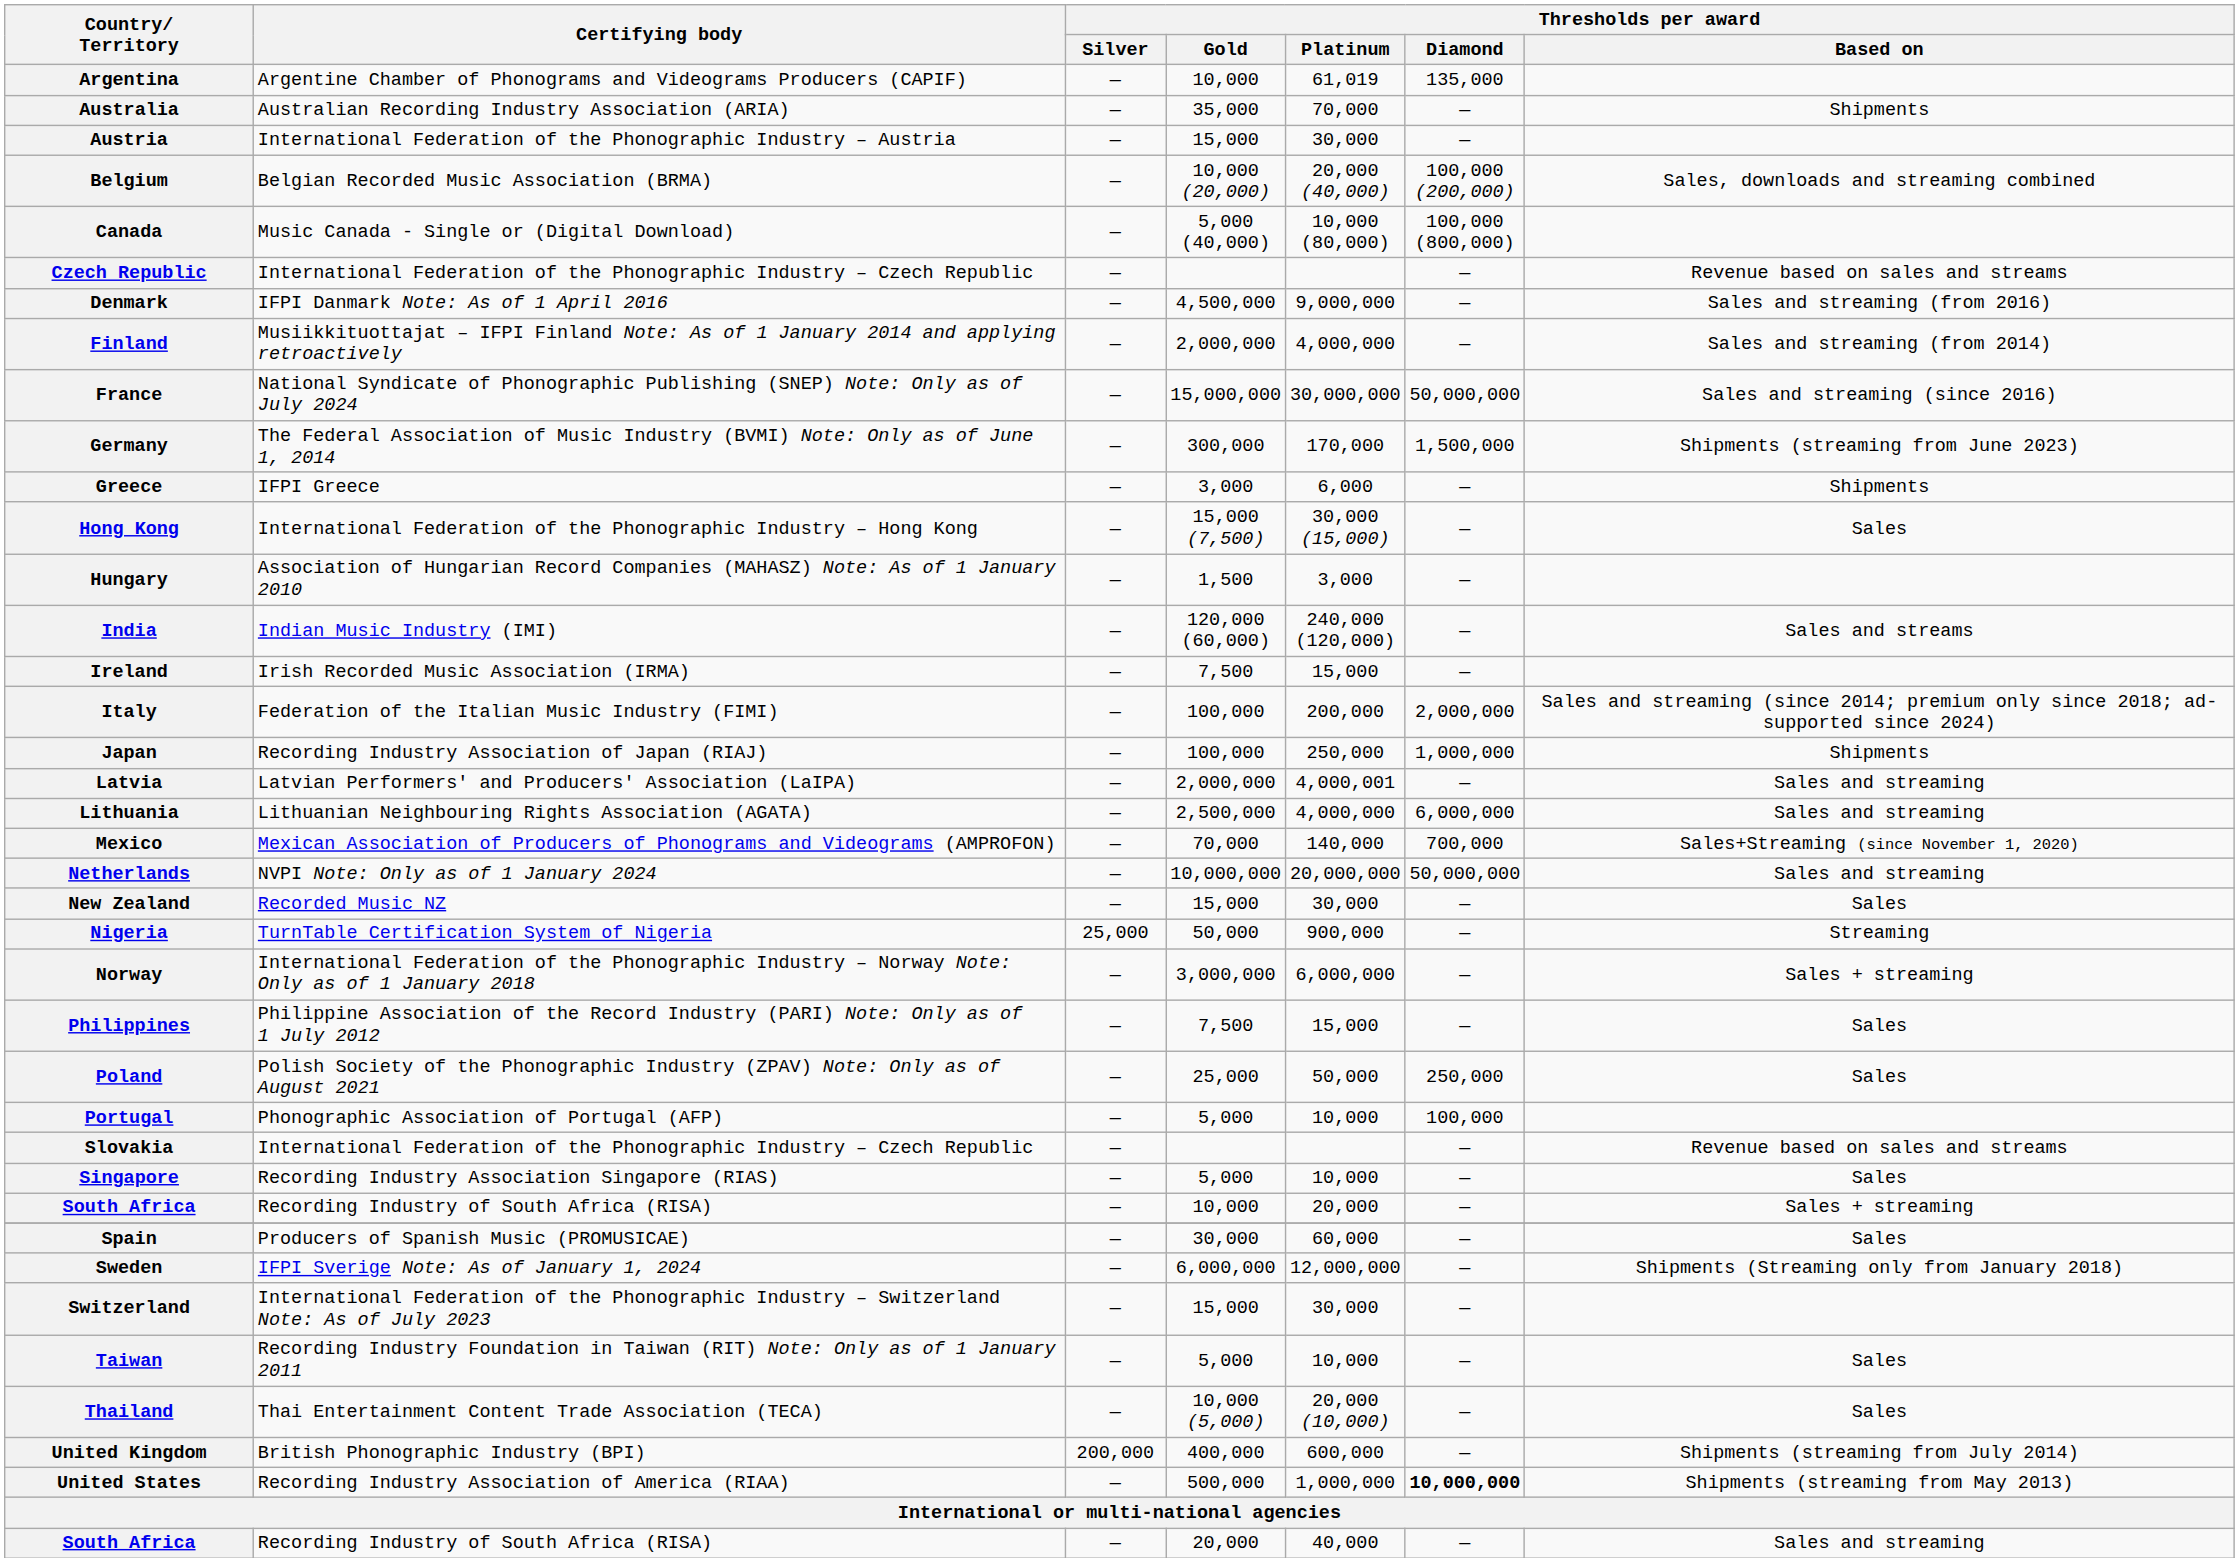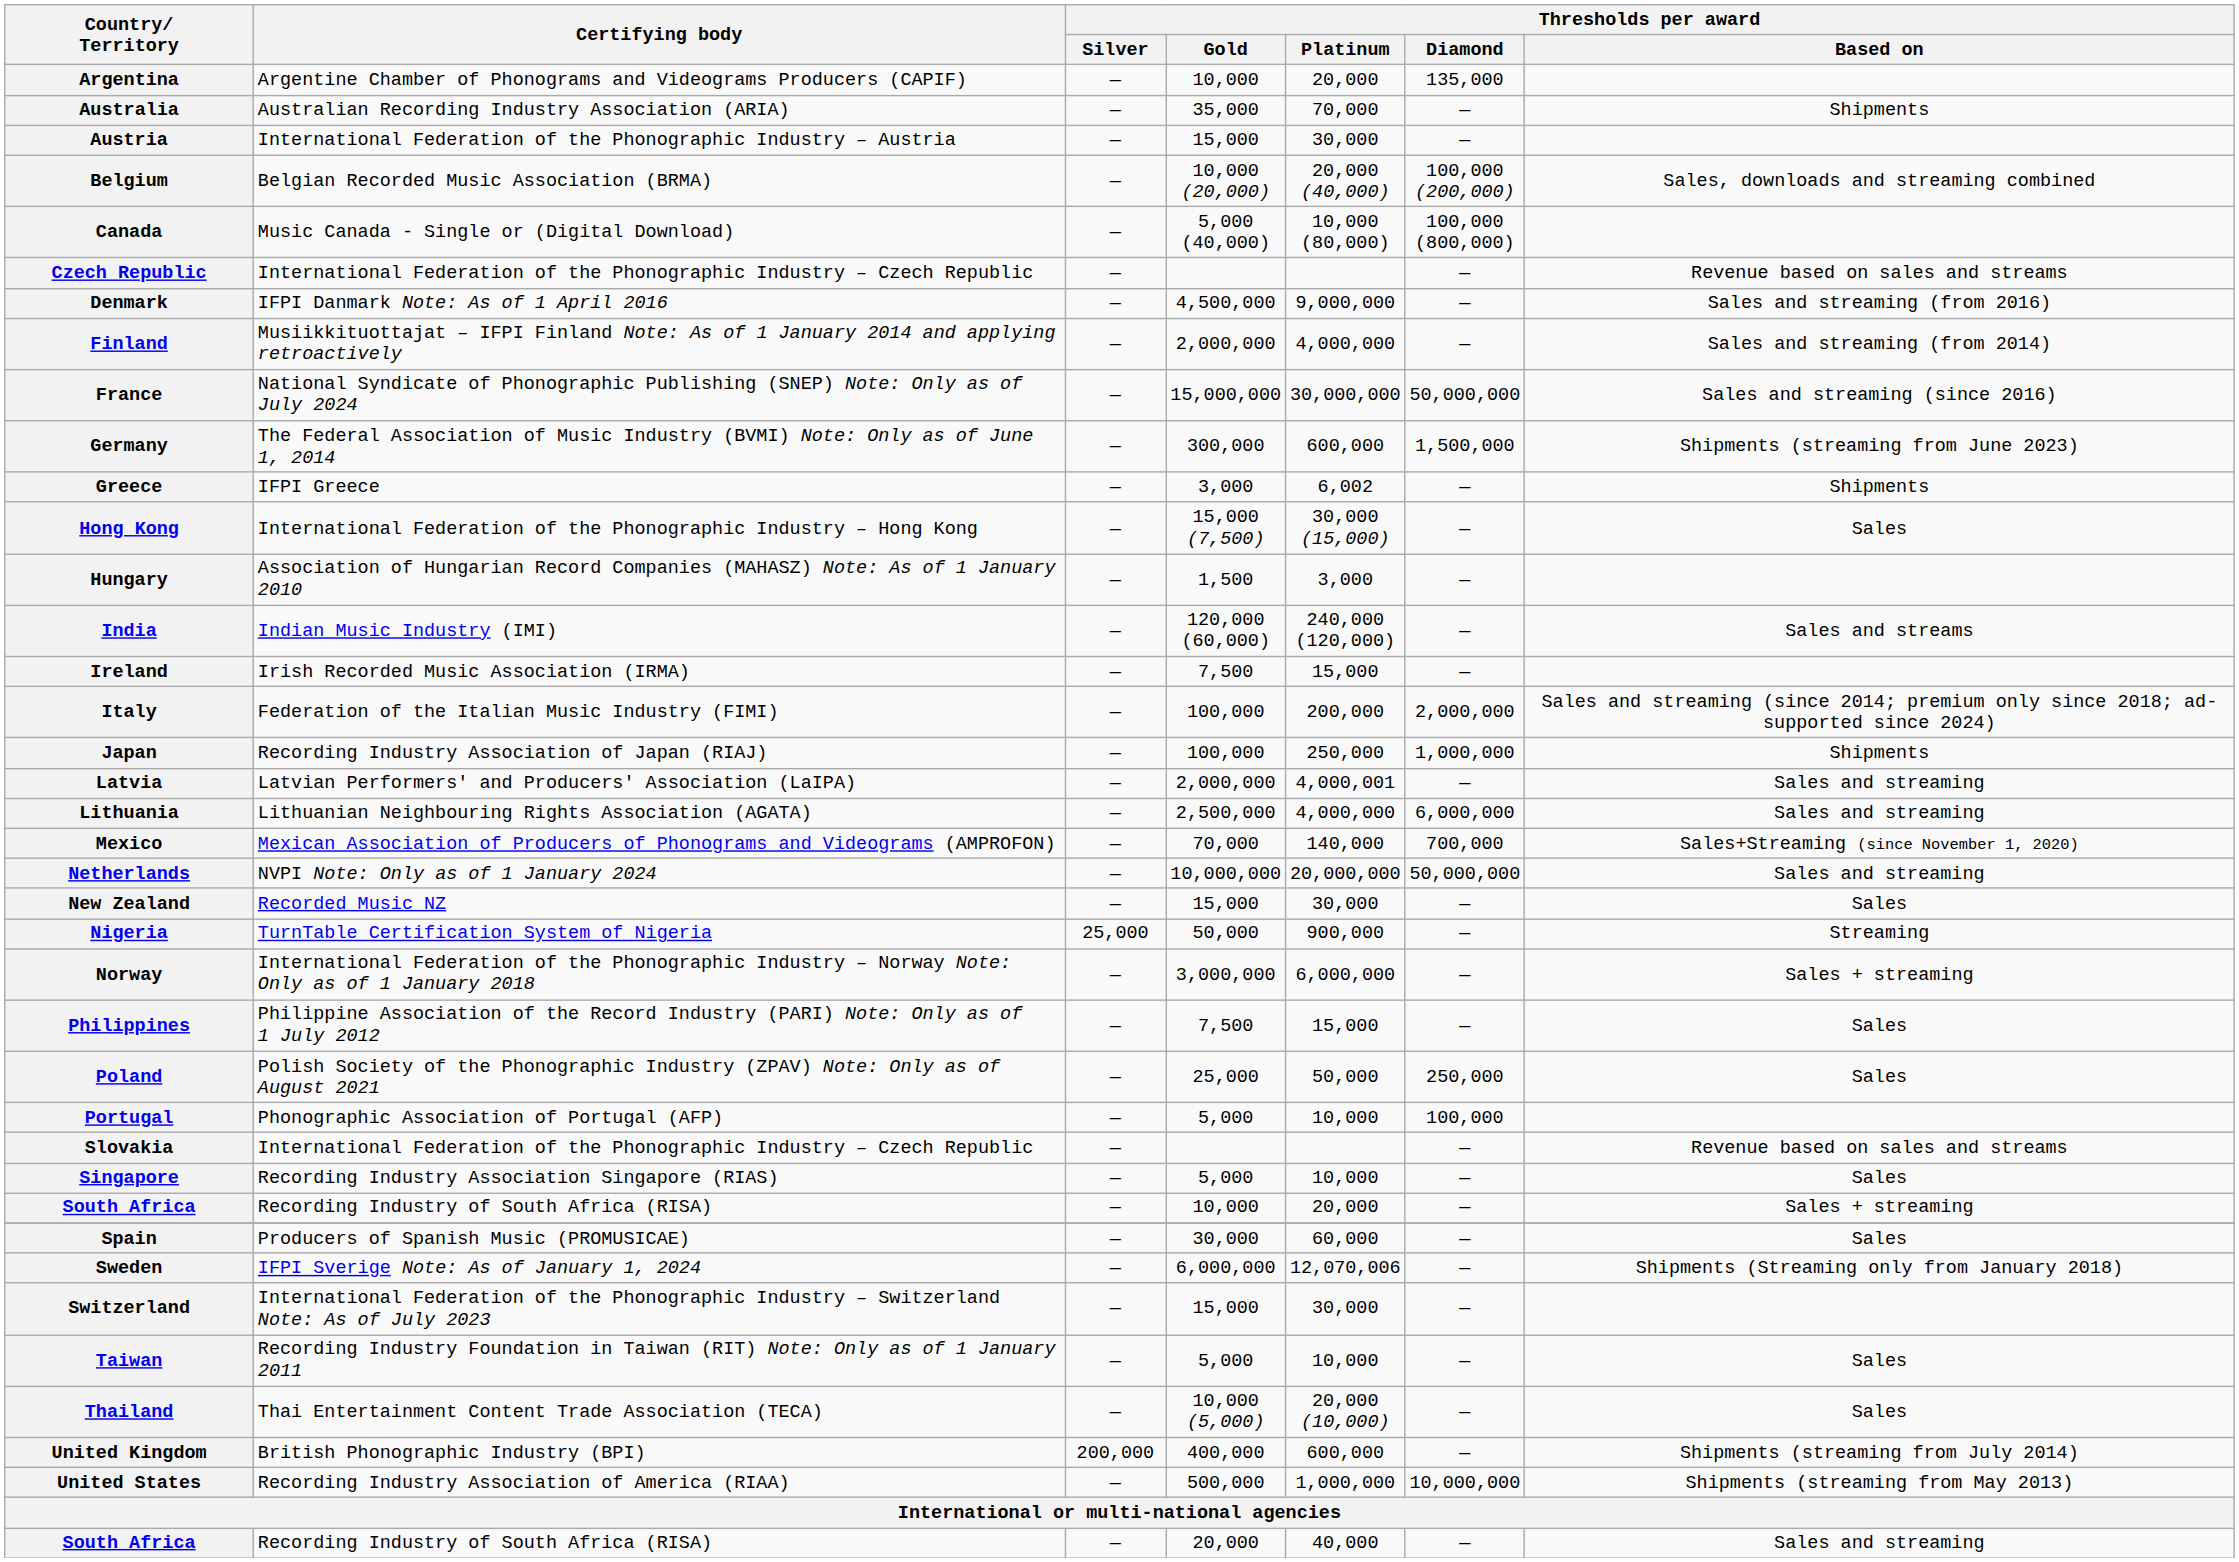(1345, 80) 61,019 -> (1345, 80) 20,000
(1345, 447) 170,000 -> (1345, 447) 600,000
(1345, 487) 6,000 -> (1345, 487) 6,002
(1345, 1268) 12,000,000 -> (1345, 1268) 12,070,006
(1465, 1483) bold -> (1465, 1483) normal
